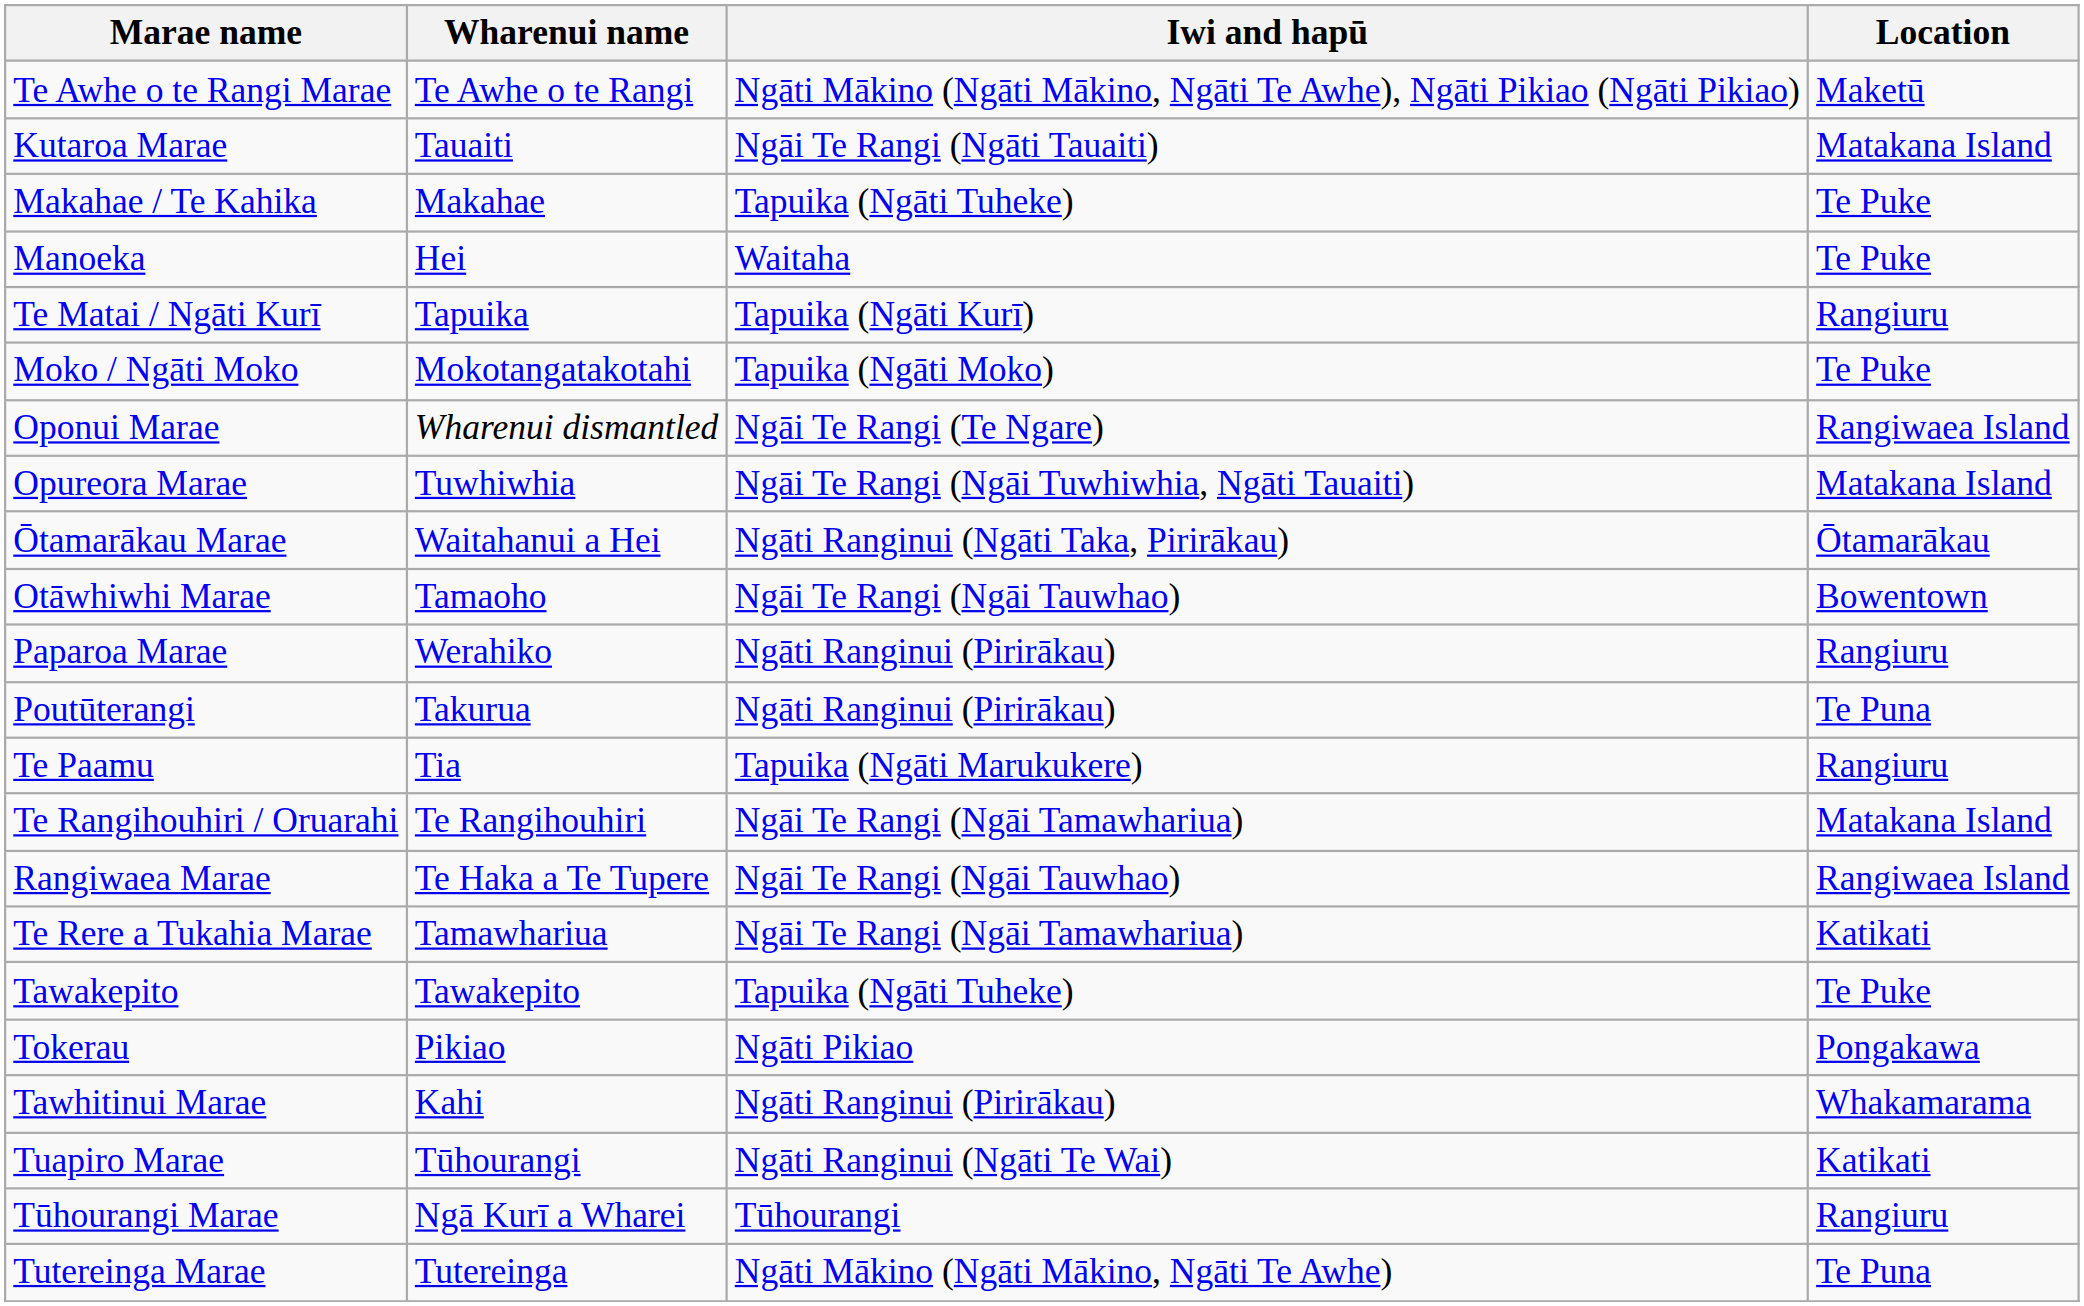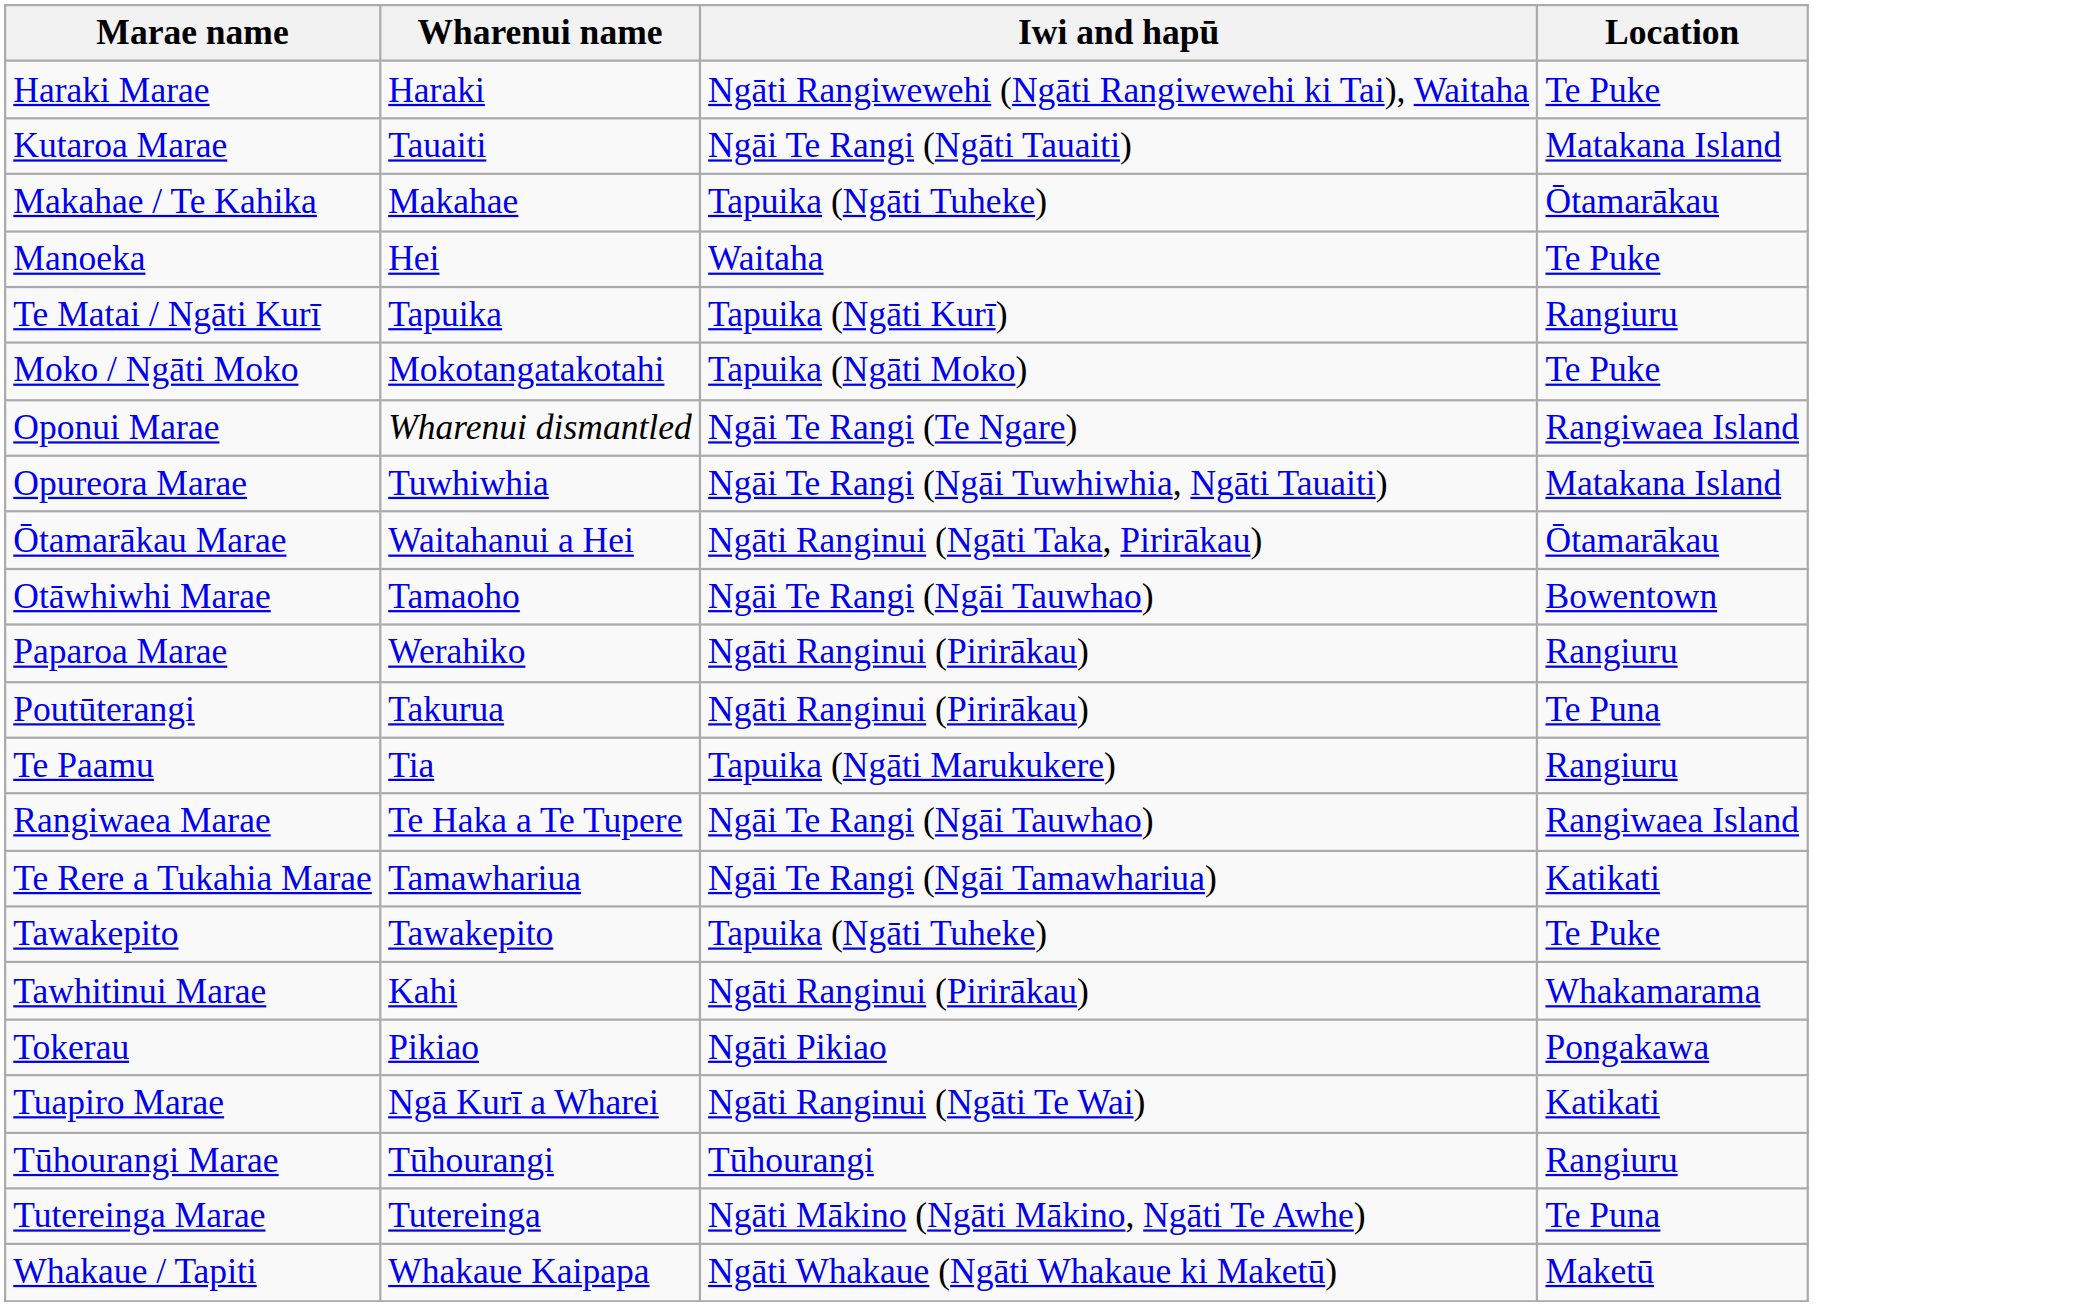- row: (202, 88)
+ row: (111, 88)
(1874, 201) Te Puke -> (1632, 201) Ōtamarākau
- row: (206, 821)
rows swapped: (140, 1102) <-> (71, 1046)
(498, 1159) Tūhourangi -> (523, 1102) Ngā Kurī a Wharei
(550, 1215) Ngā Kurī a Wharei -> (471, 1159) Tūhourangi
+ row: (135, 1271)
